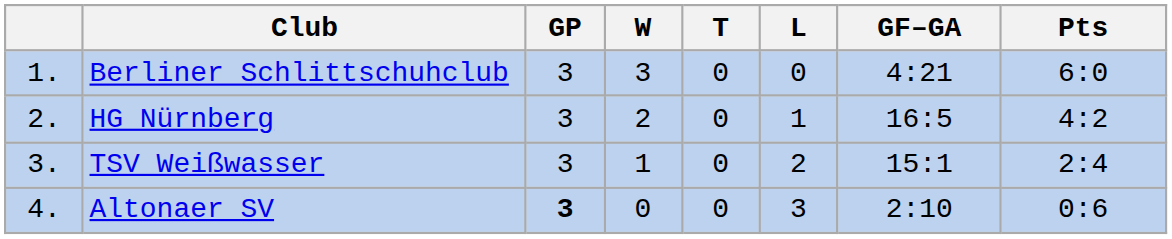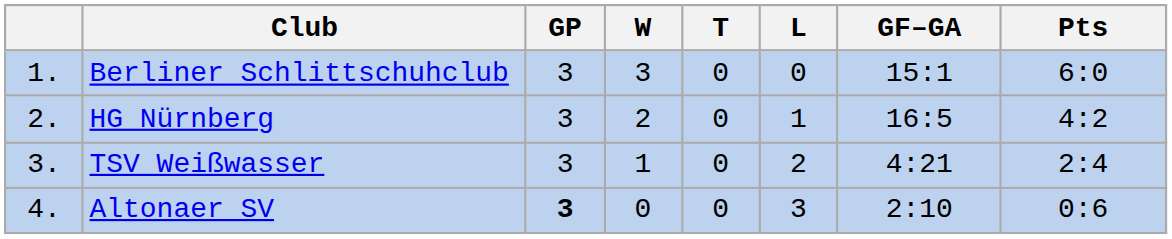(919, 73) 4:21 -> (919, 73) 15:1
(919, 165) 15:1 -> (919, 165) 4:21
